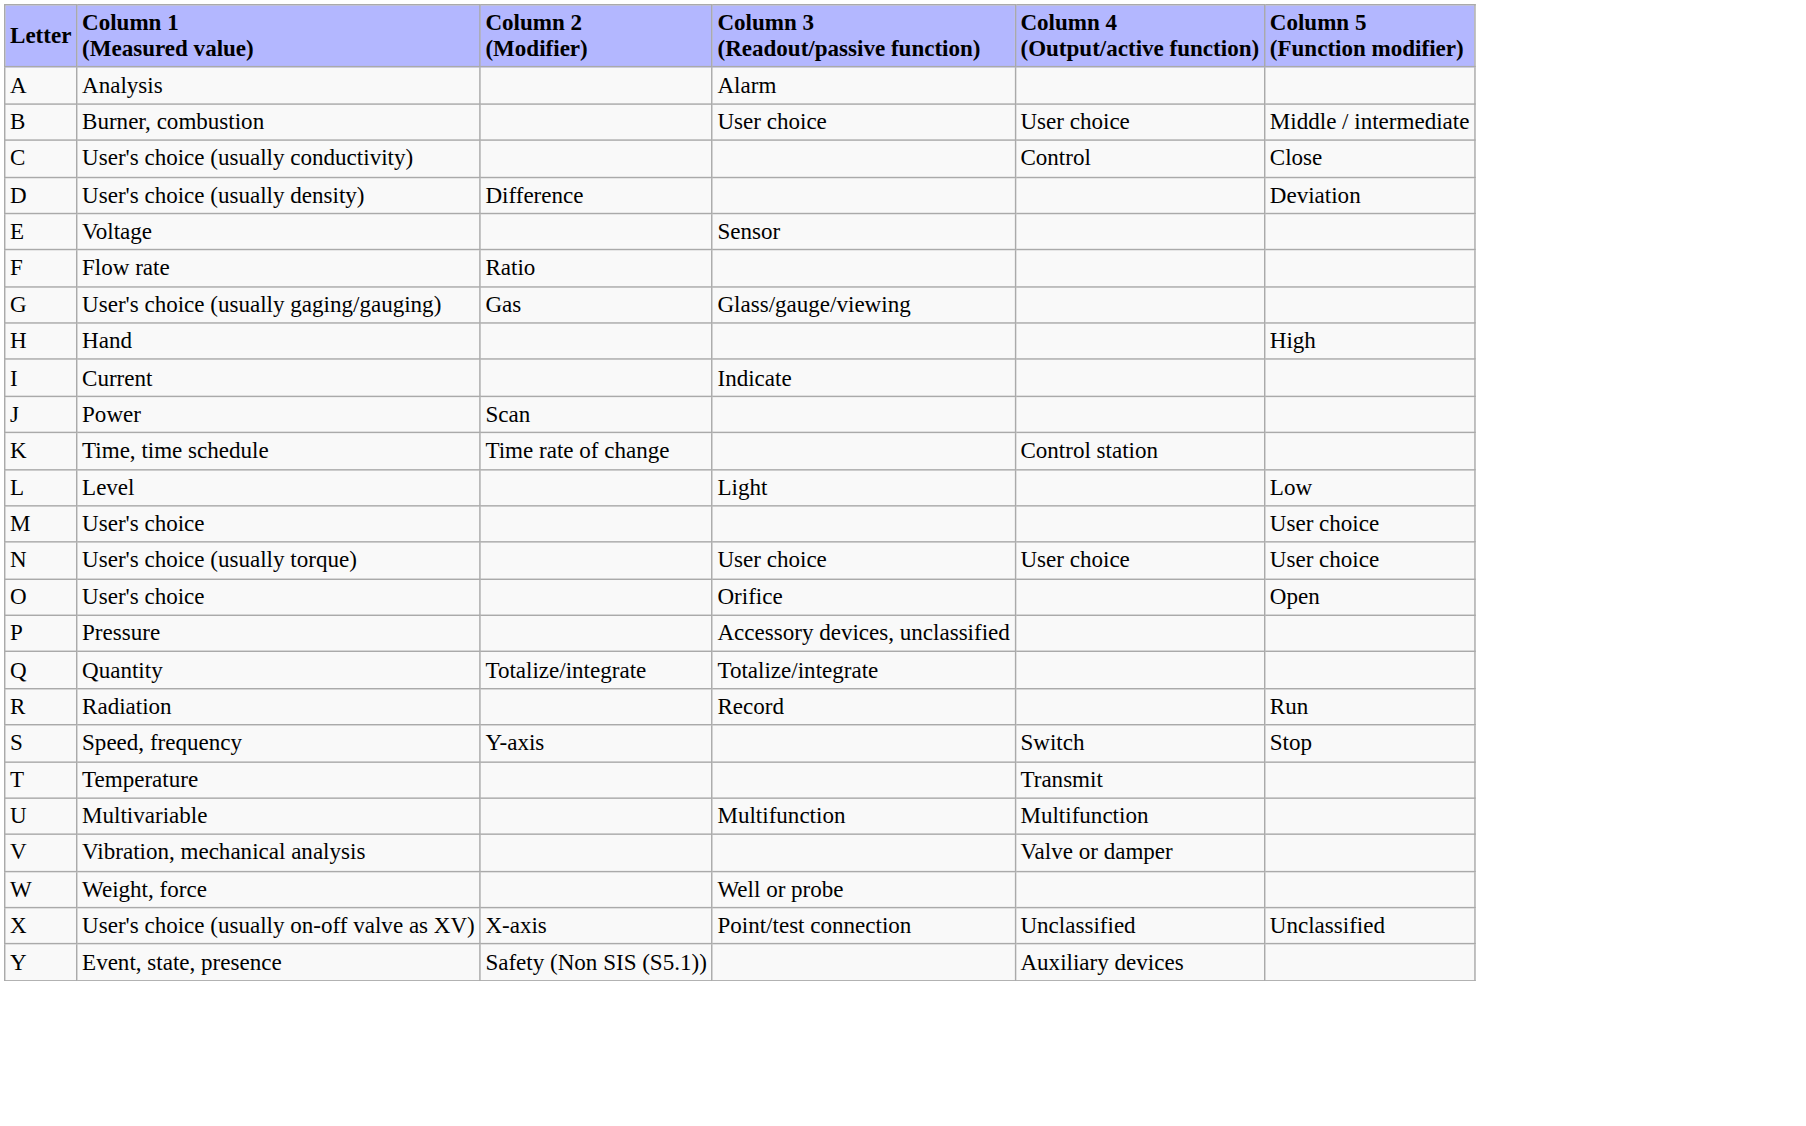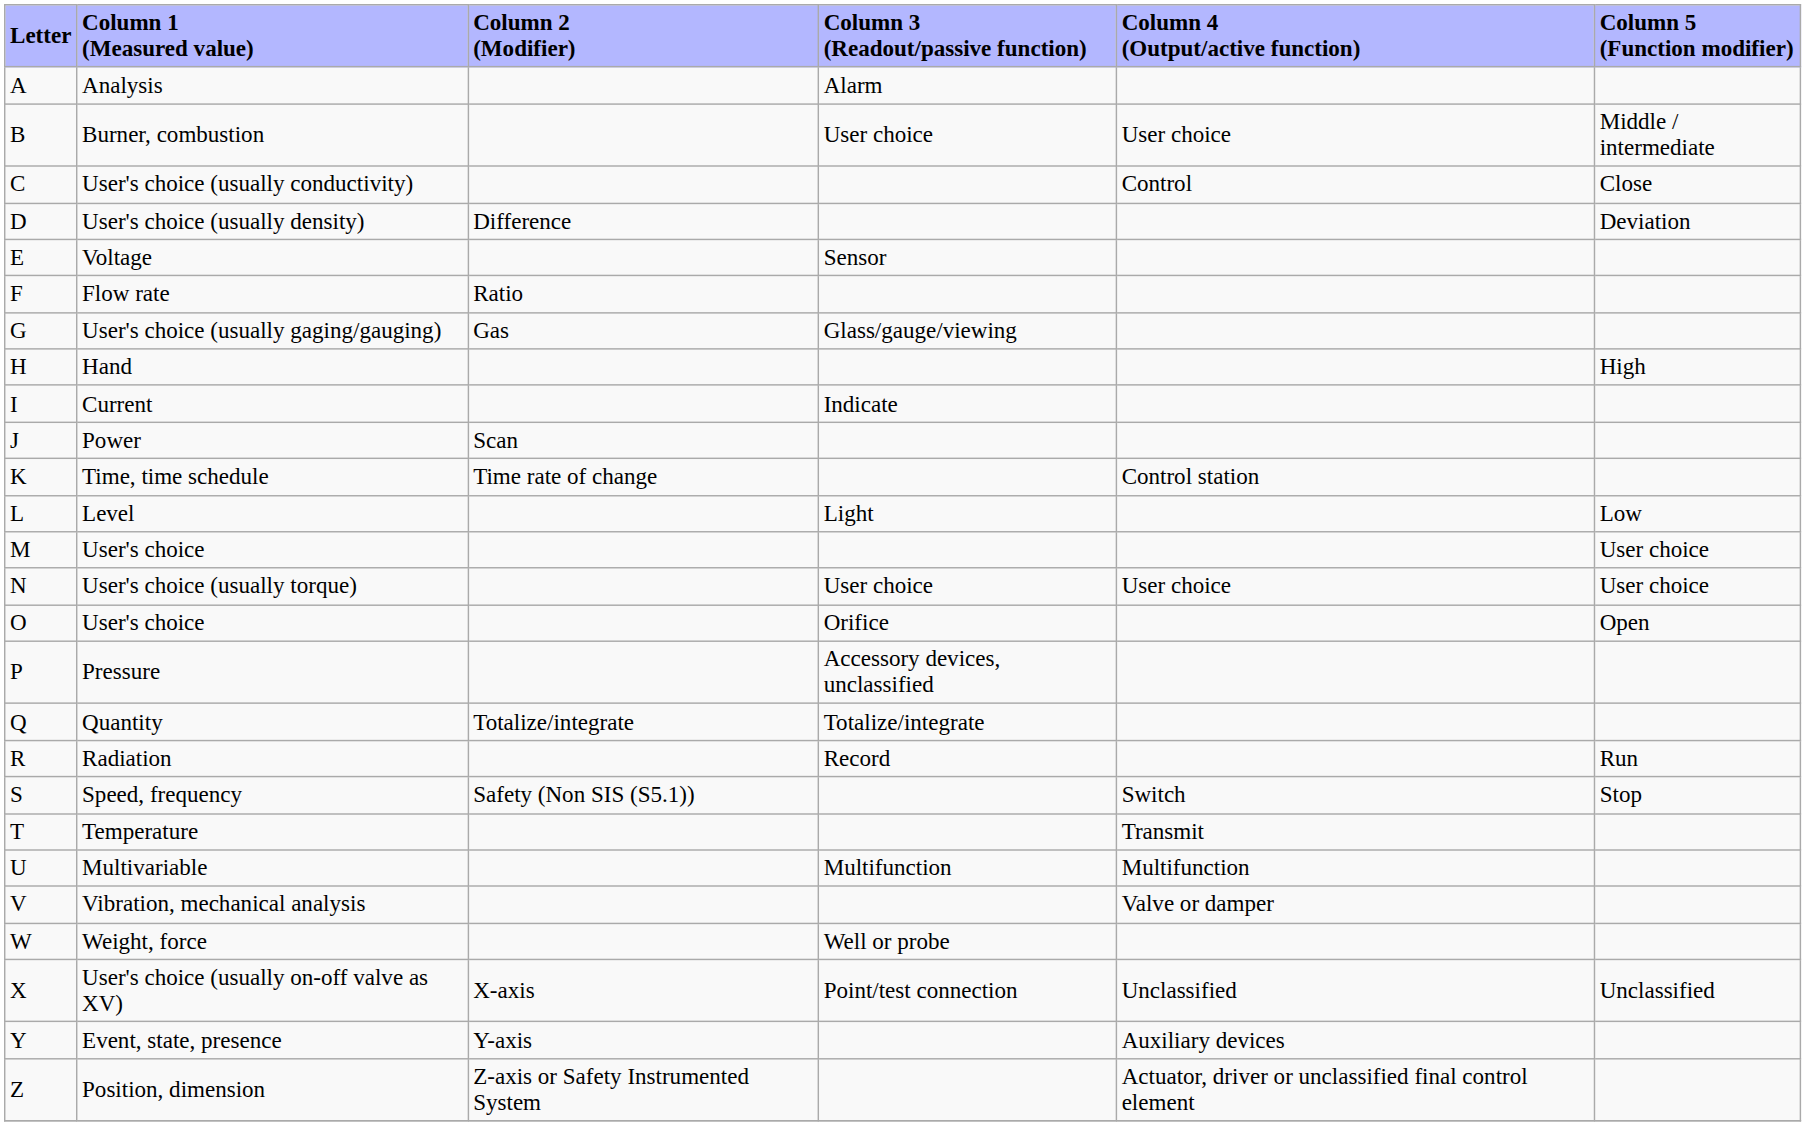(515, 742) Y-axis -> (584, 794) Safety (Non SIS (S5.1))
(596, 962) Safety (Non SIS (S5.1)) -> (503, 1039) Y-axis
+ row: (17, 1089)
